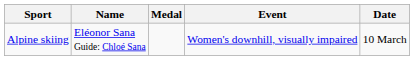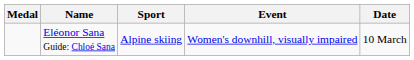columns swapped: (167, 14) <-> (38, 14)
